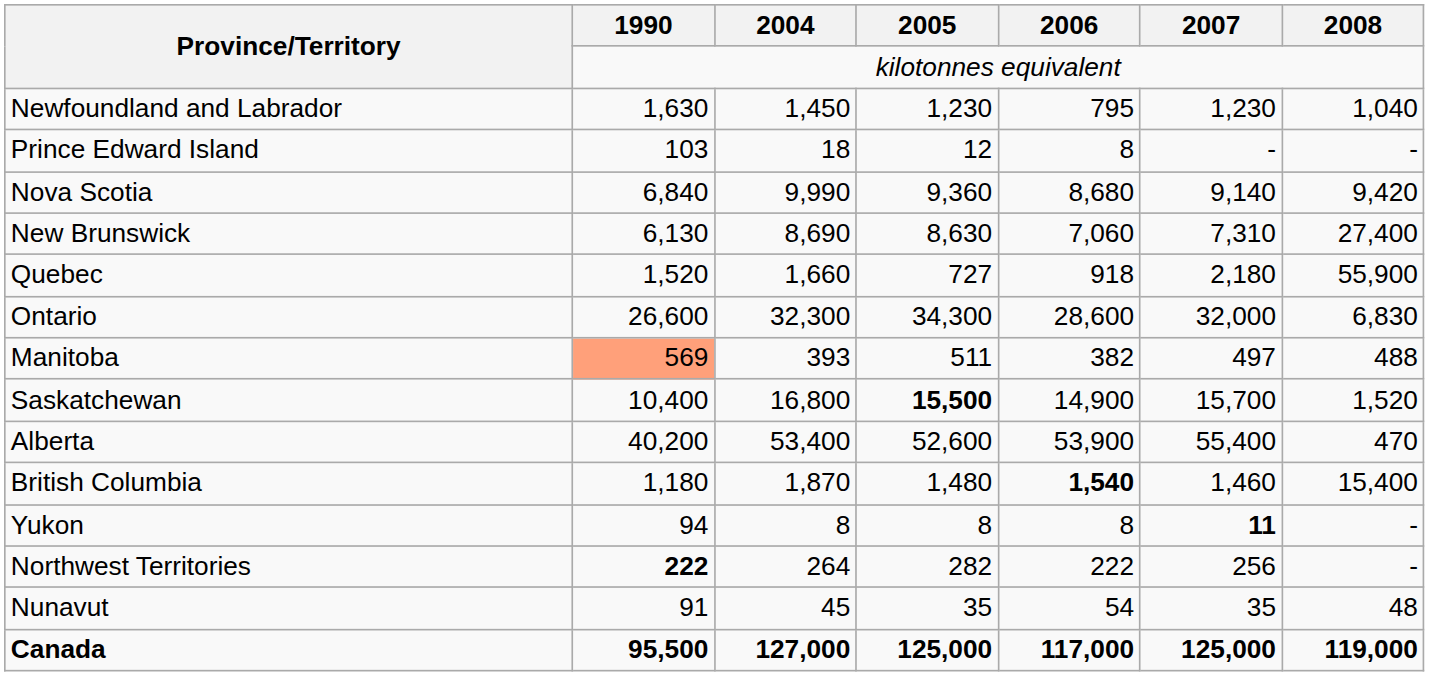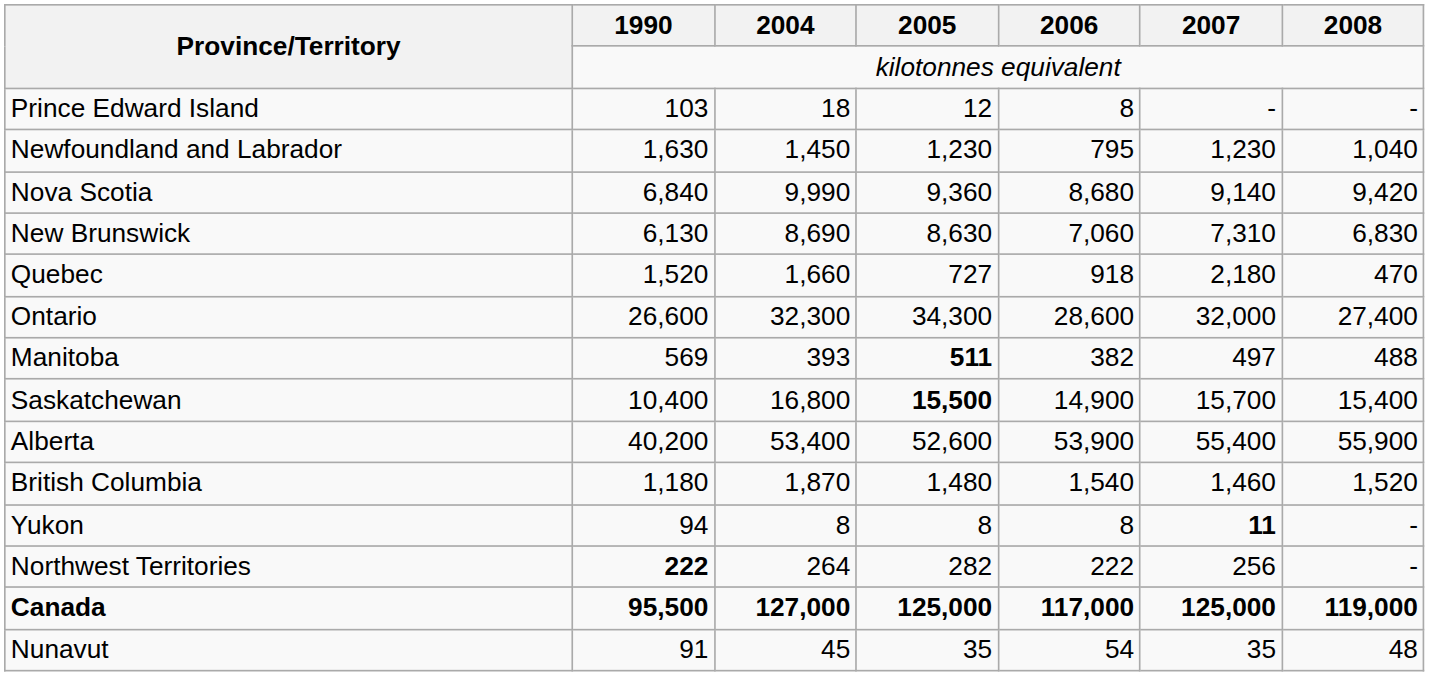rows swapped: (176, 108) <-> (135, 150)
(1378, 233) 27,400 -> (1385, 233) 6,830
(1378, 274) 55,900 -> (1396, 274) 470
(1385, 316) 6,830 -> (1378, 316) 27,400
(686, 358) lightsalmon background -> (686, 358) no background
(971, 358) normal -> (971, 358) bold
(1385, 399) 1,520 -> (1378, 399) 15,400
(1396, 441) 470 -> (1378, 441) 55,900
(1101, 483) bold -> (1101, 483) normal
(1378, 483) 15,400 -> (1385, 483) 1,520
rows swapped: (60, 607) <-> (58, 649)
